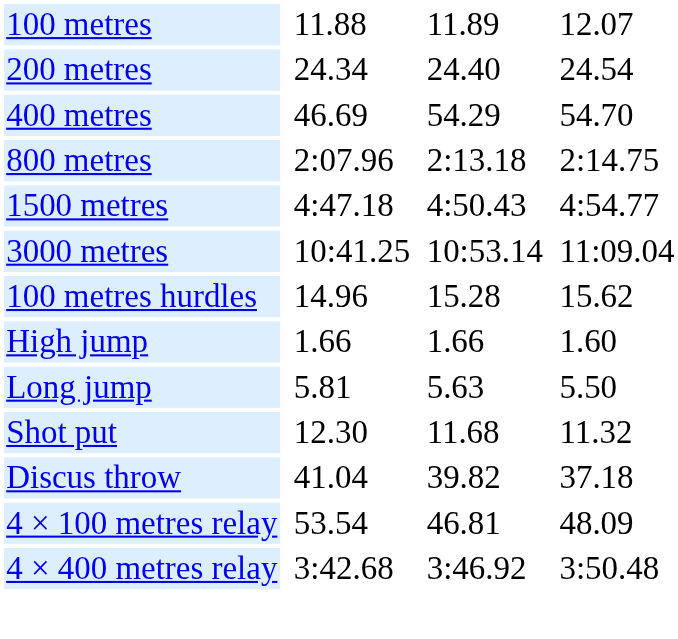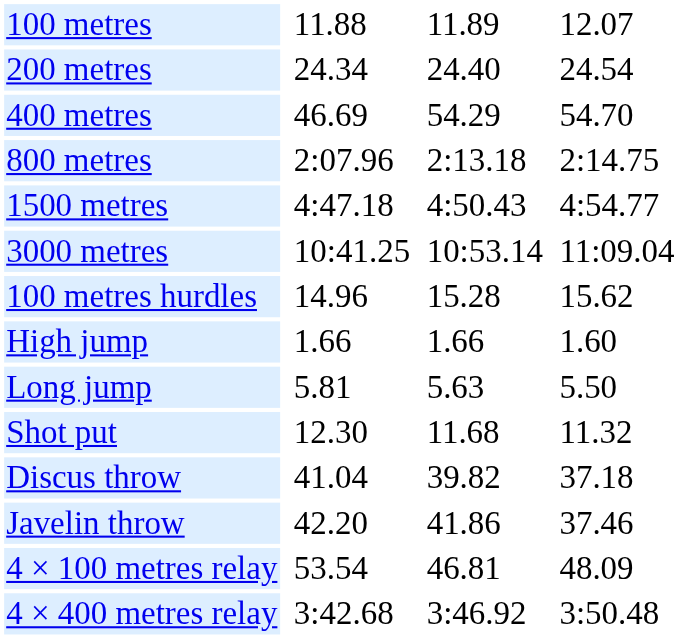+ row: (95, 522)
